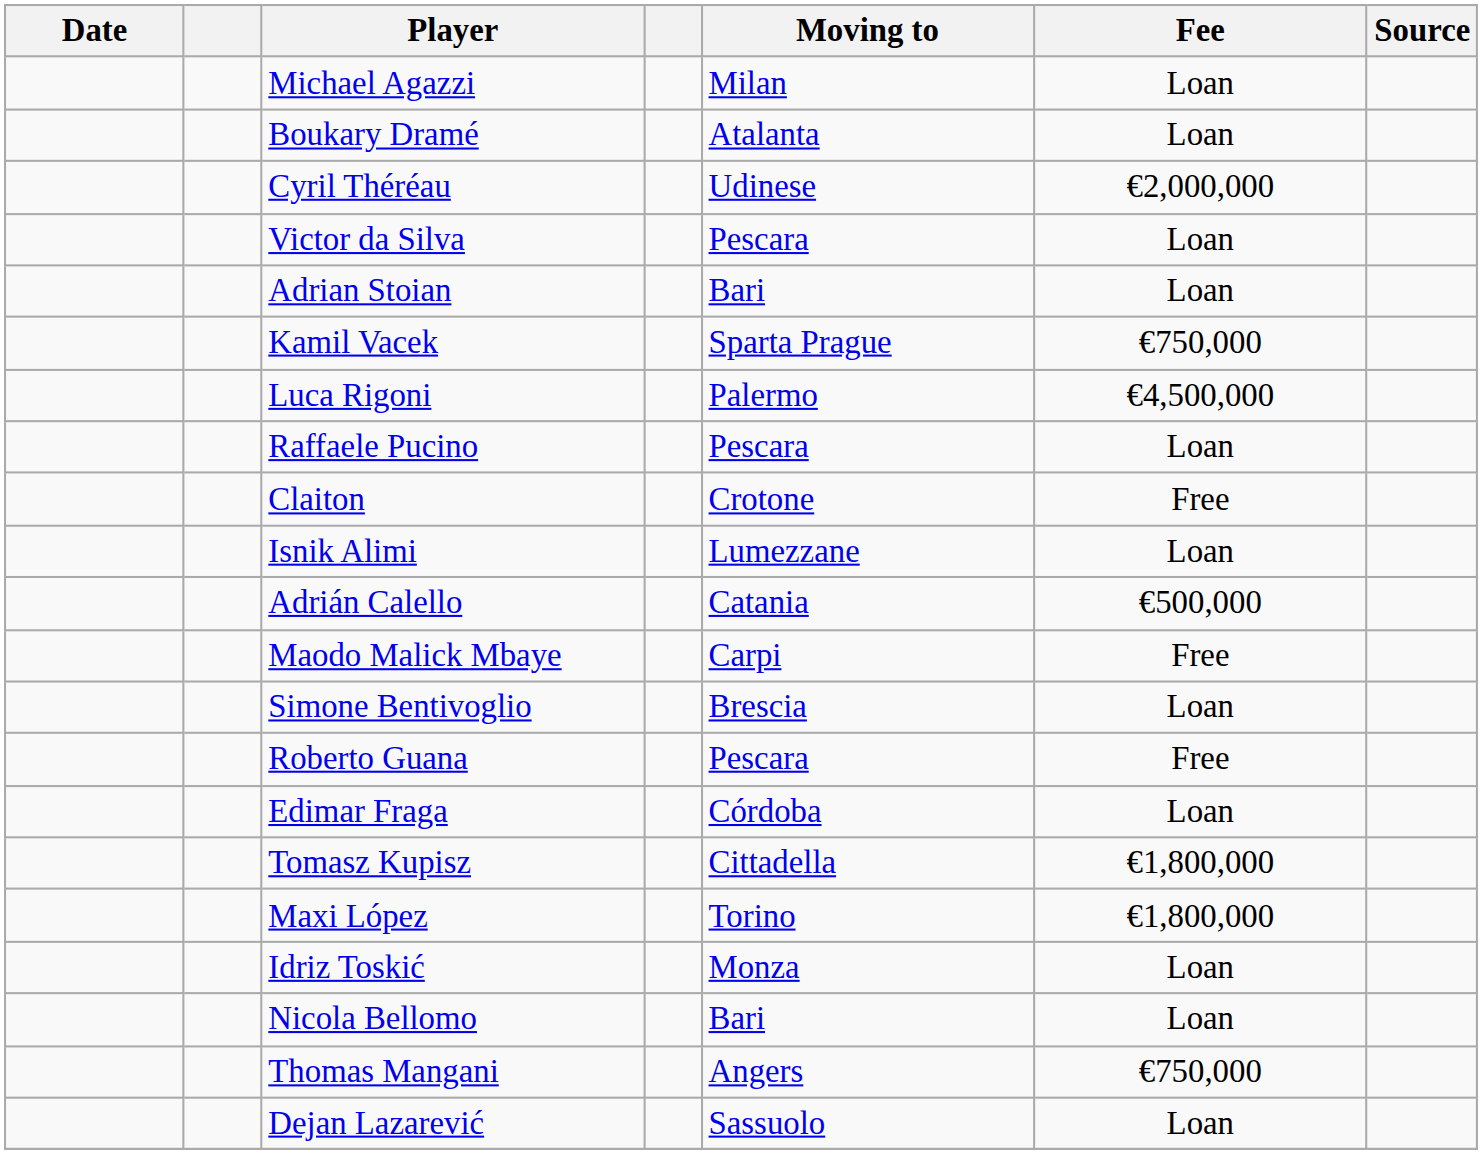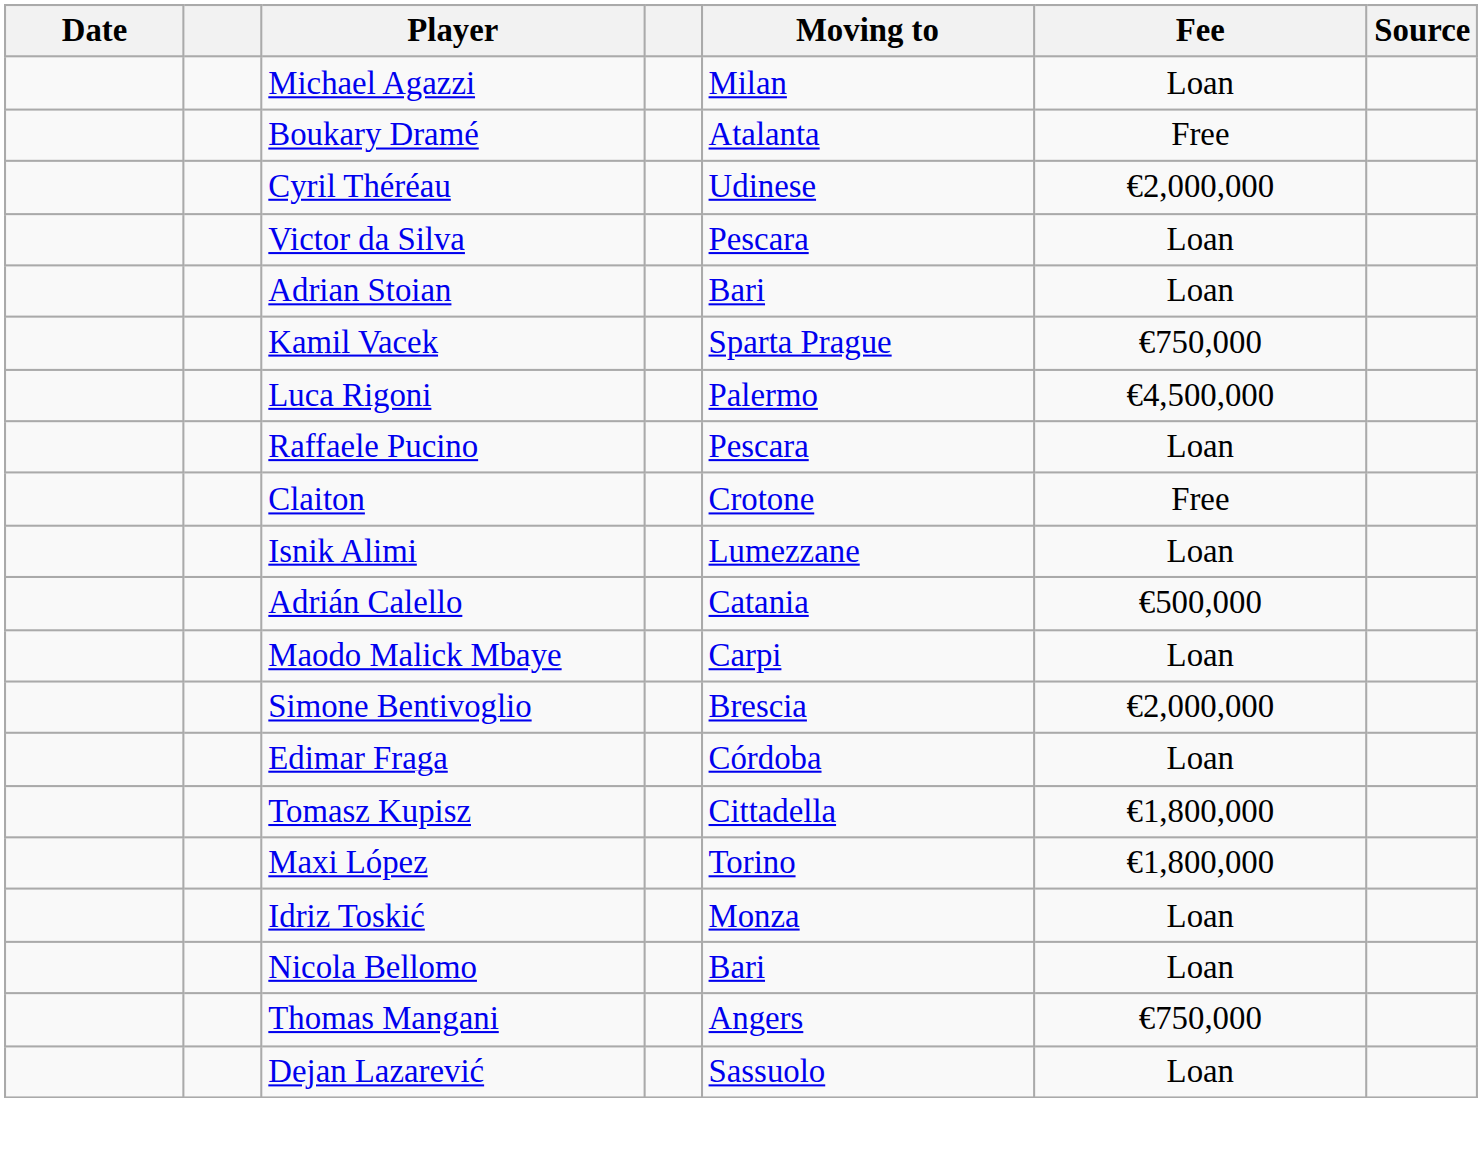(1200, 134) Loan -> (1200, 134) Free
(1200, 654) Free -> (1200, 654) Loan
(1200, 706) Loan -> (1200, 706) €2,000,000
- row: (368, 758)
